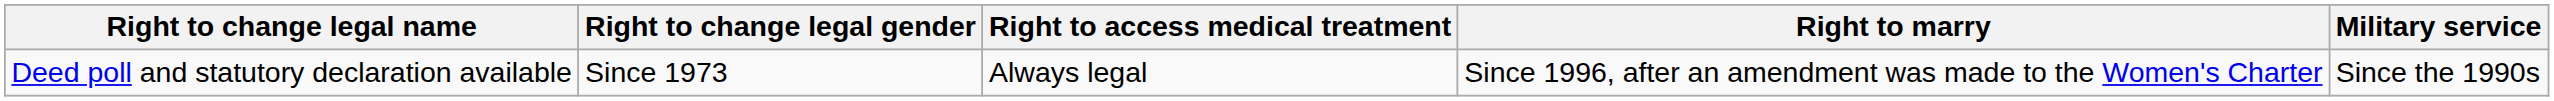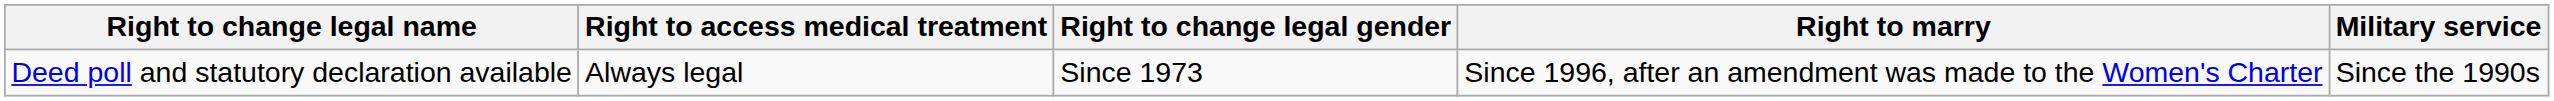columns swapped: (780, 27) <-> (1220, 27)
